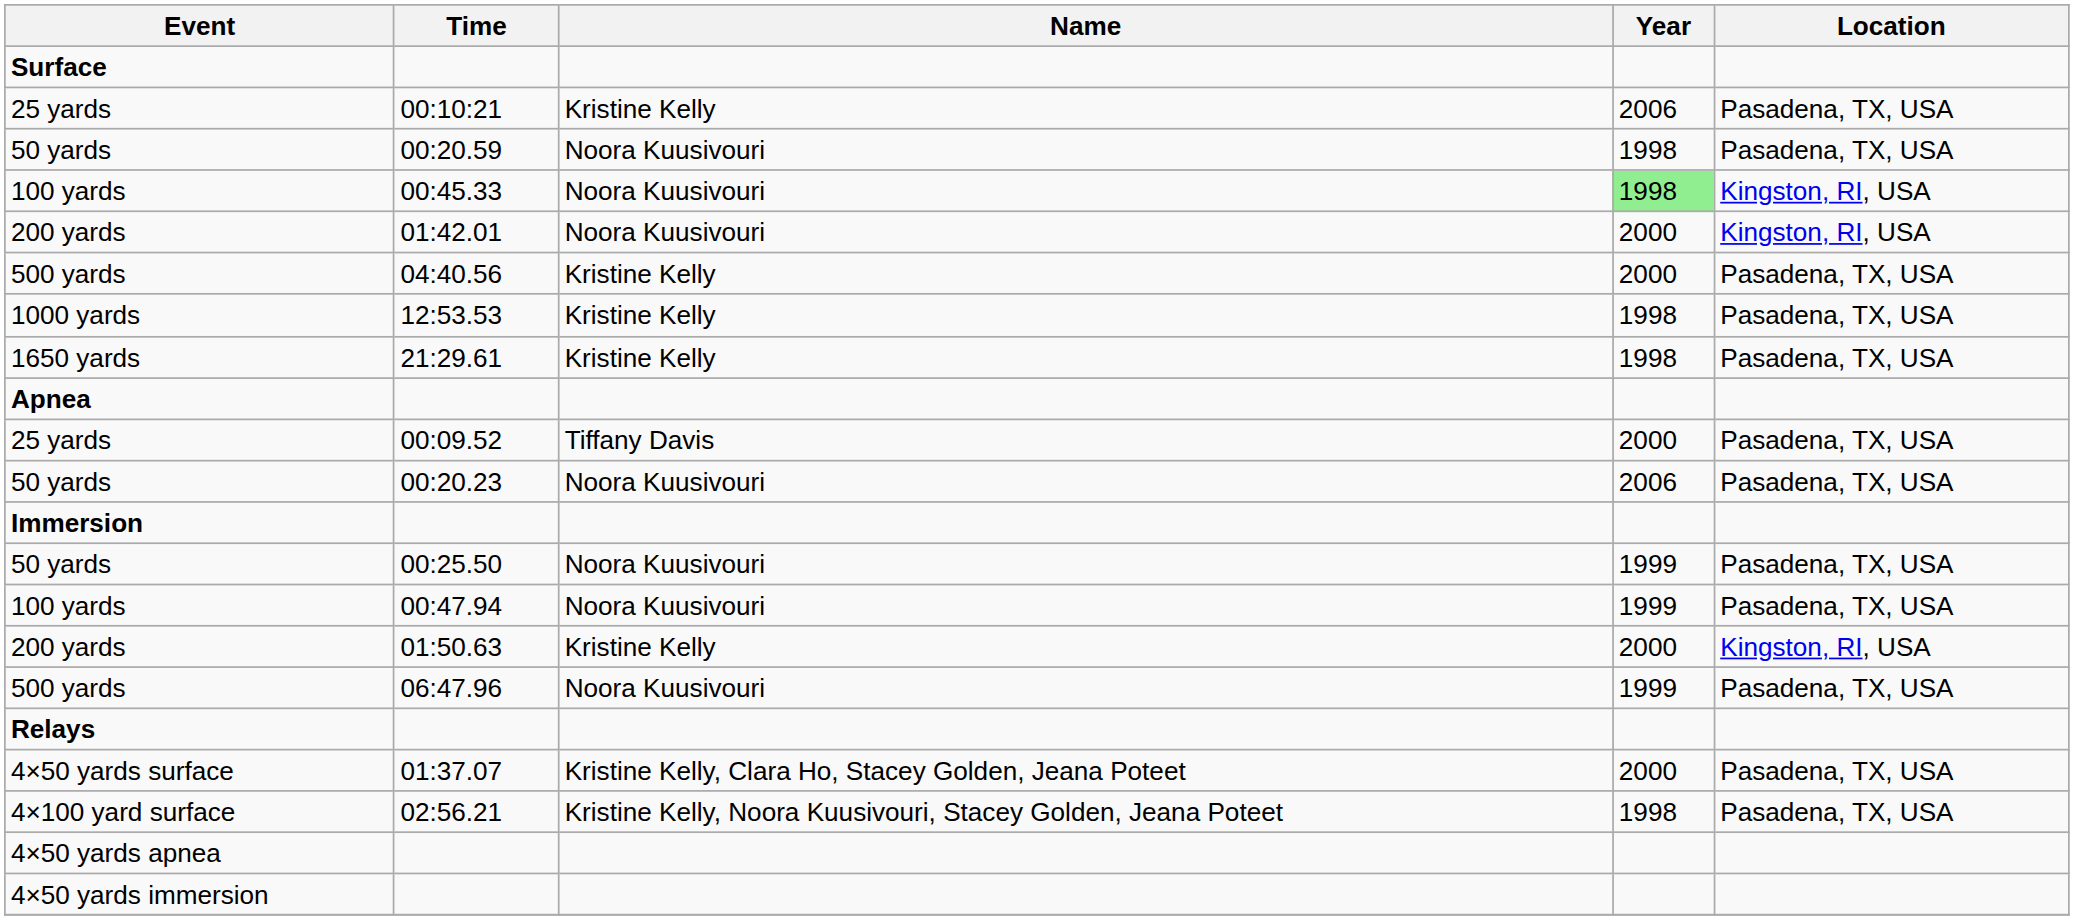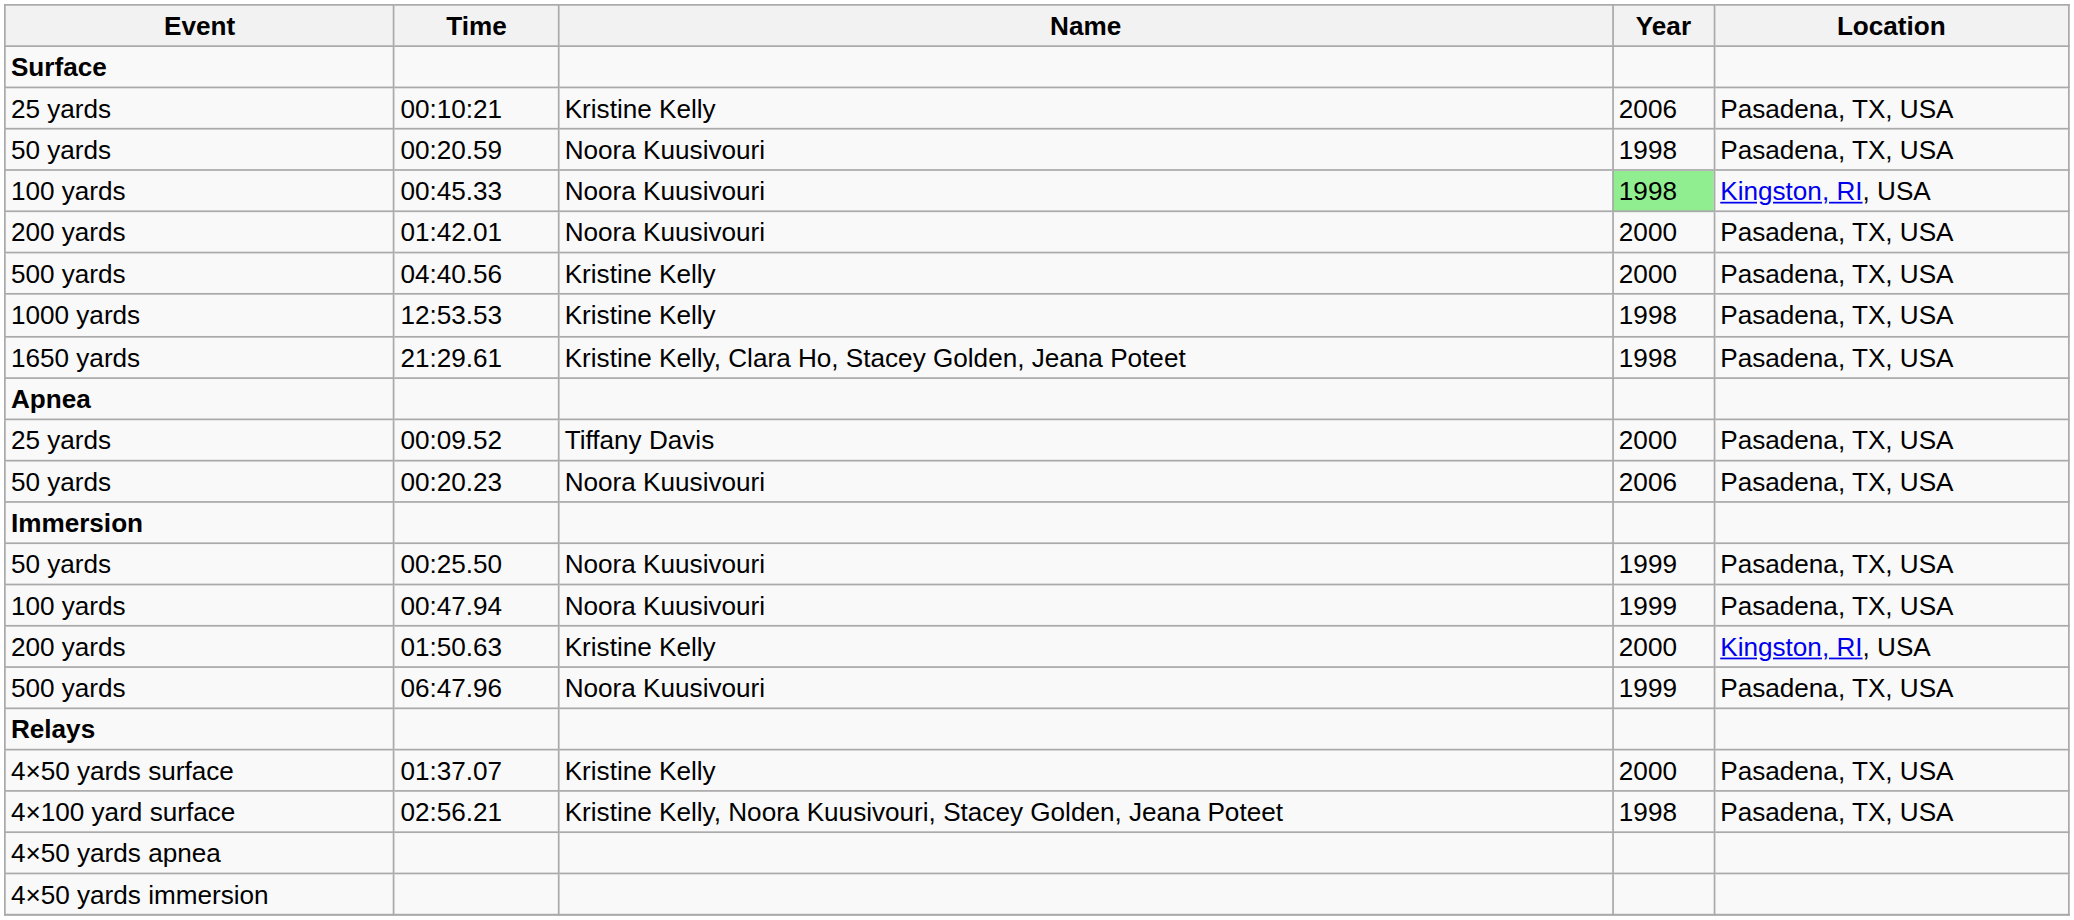(1826, 233) Kingston, RI, USA -> (1837, 233) Pasadena, TX, USA
(640, 357) Kristine Kelly -> (875, 357) Kristine Kelly, Clara Ho, Stacey Golden, Jeana Poteet
(875, 771) Kristine Kelly, Clara Ho, Stacey Golden, Jeana Poteet -> (640, 771) Kristine Kelly
